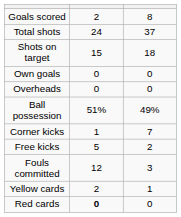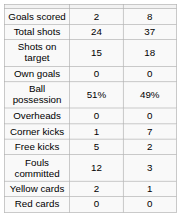rows swapped: (37, 89) <-> (37, 110)
(96, 204) bold -> (96, 204) normal
